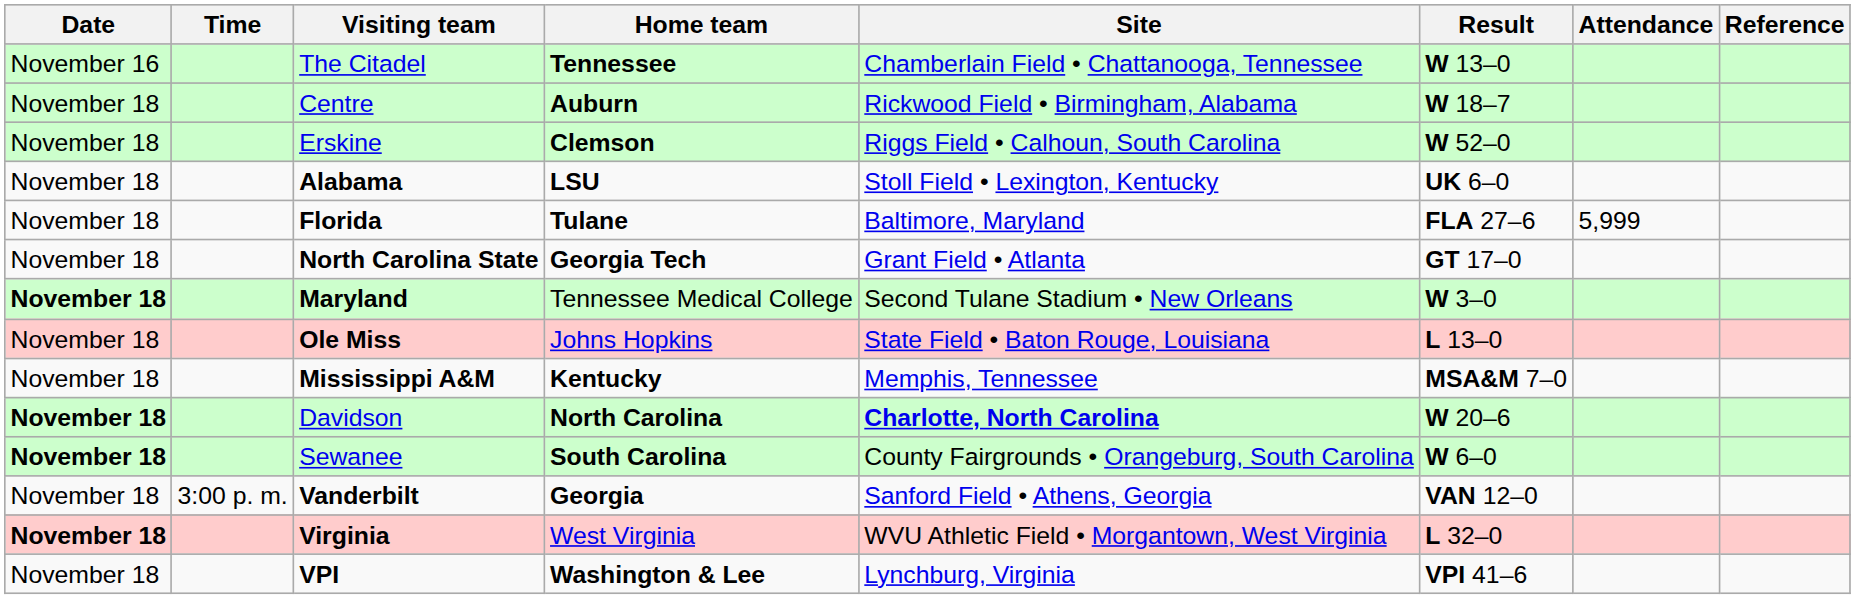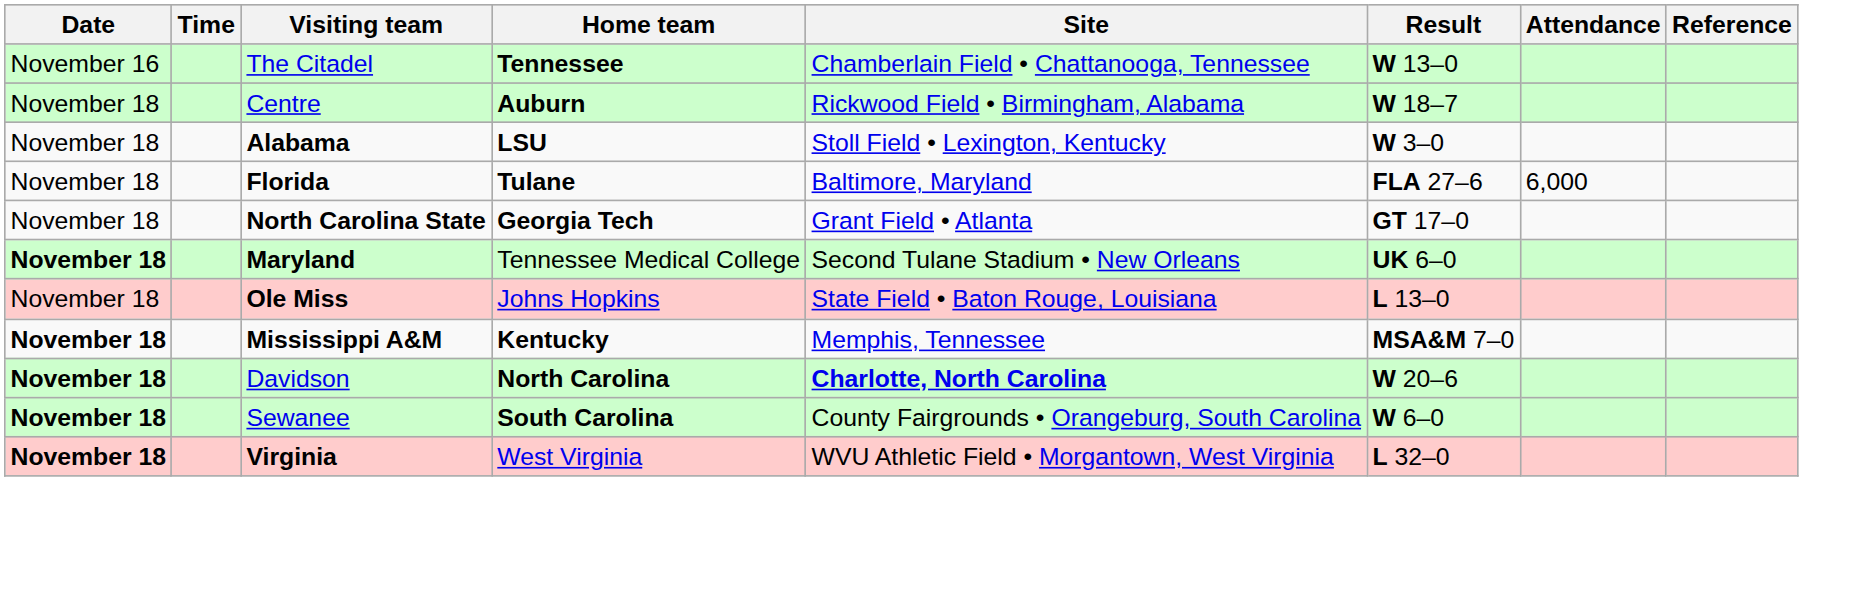- row: (340, 142)
(1467, 182) UK 6–0 -> (1408, 142) W 3–0
(1610, 221) 5,999 -> (1557, 182) 6,000
(1461, 299) W 3–0 -> (1415, 260) UK 6–0
(85, 378) normal -> (88, 338) bold
- row: (359, 495)
- row: (319, 574)
